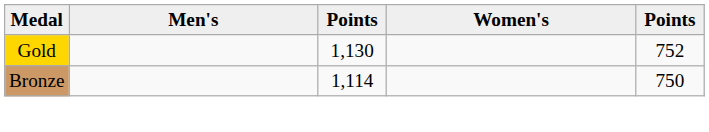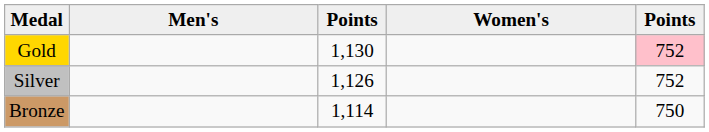(670, 50) no background -> (670, 50) pink background
+ row: (37, 80)
